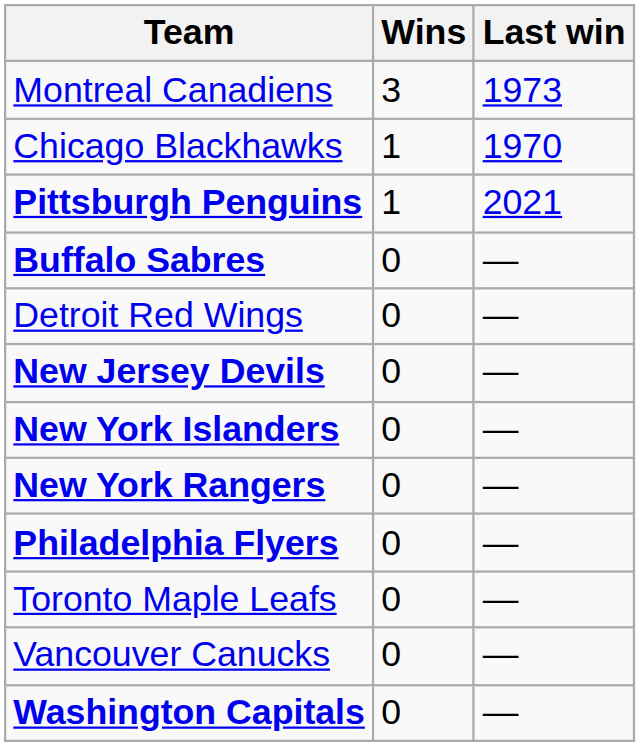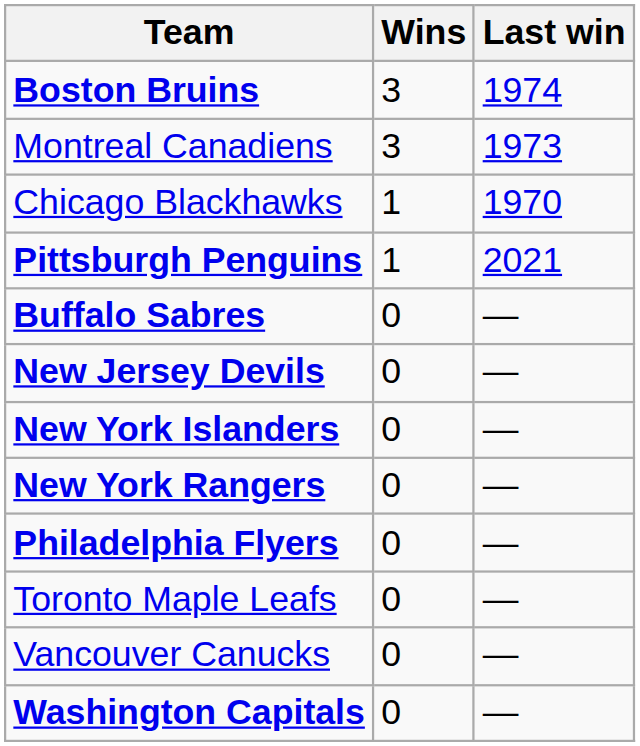+ row: (136, 89)
- row: (158, 315)
